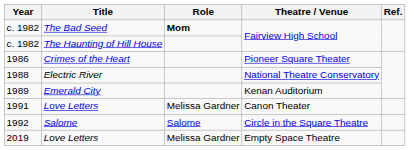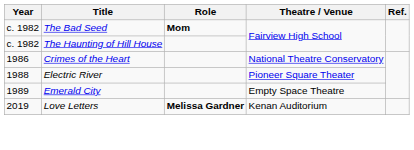(297, 59) Pioneer Square Theater -> (316, 59) National Theatre Conservatory
(312, 75) National Theatre Conservatory -> (301, 75) Pioneer Square Theater
(283, 91) Kenan Auditorium -> (296, 91) Empty Space Theatre
- row: (18, 106)
- row: (18, 122)
(203, 138) normal -> (205, 106) bold
(292, 138) Empty Space Theatre -> (288, 106) Kenan Auditorium
